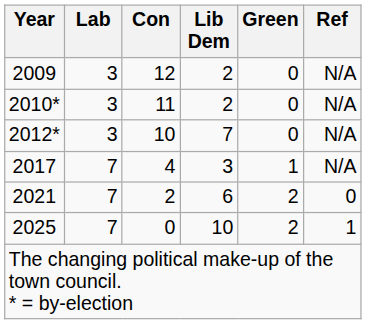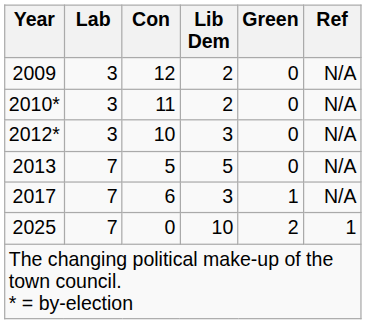(228, 135) 7 -> (228, 135) 3
+ row: (34, 166)
(170, 166) 4 -> (170, 197) 6
- row: (34, 197)
